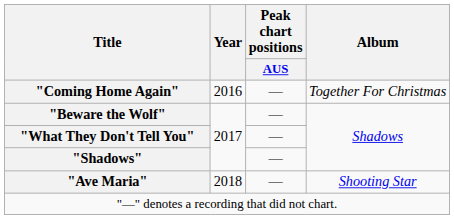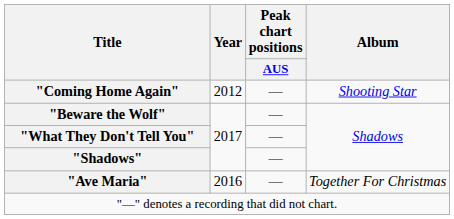(228, 91) 2016 -> (228, 91) 2012
(378, 91) Together For Christmas -> (378, 91) Shooting Star
(228, 181) 2018 -> (228, 181) 2016
(378, 181) Shooting Star -> (378, 181) Together For Christmas
